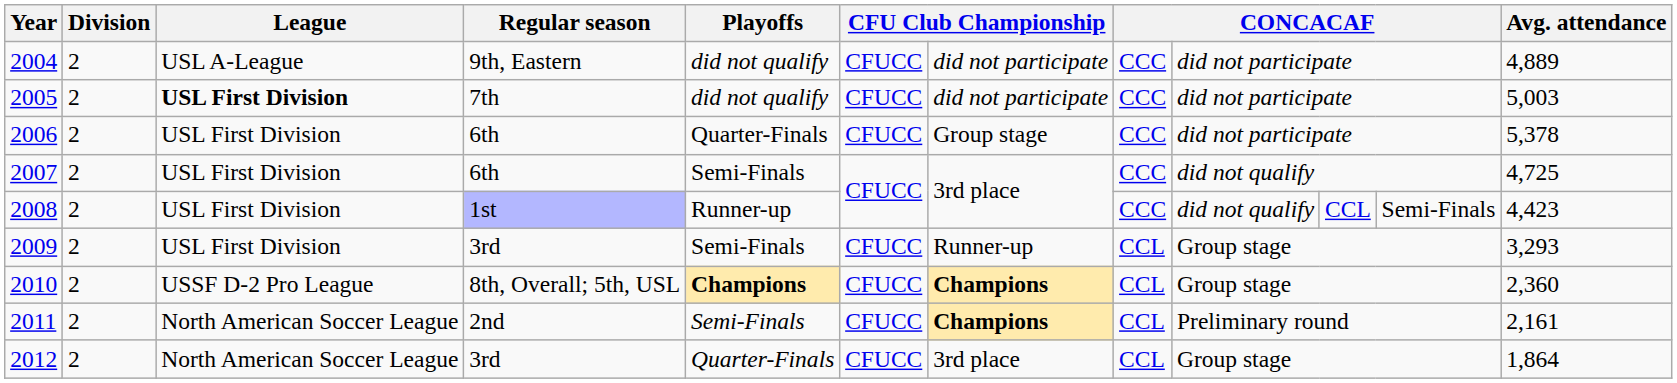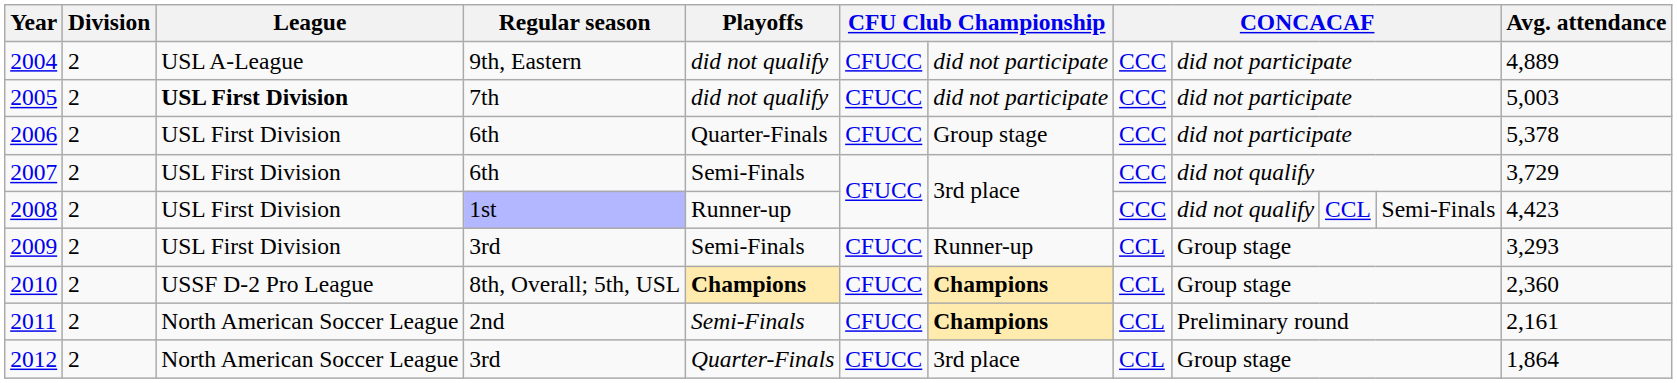(1533, 172) 4,725 -> (1533, 172) 3,729
